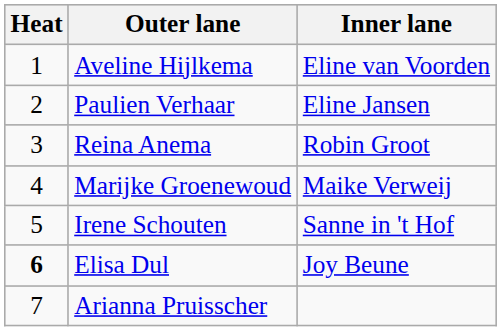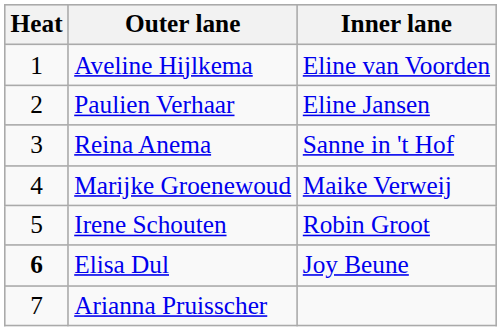(366, 144) Robin Groot -> (378, 144) Sanne in 't Hof
(378, 225) Sanne in 't Hof -> (366, 225) Robin Groot
